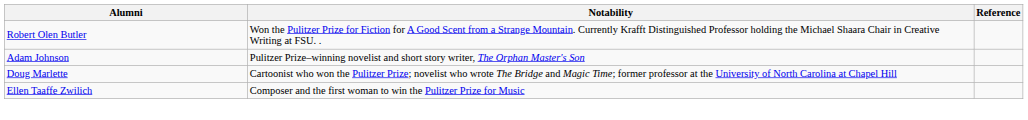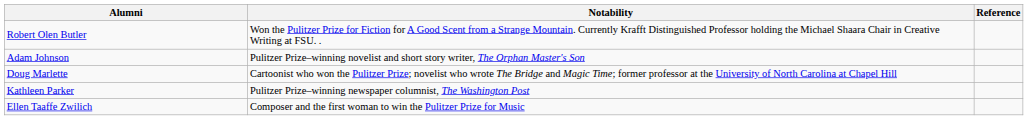+ row: (40, 90)
